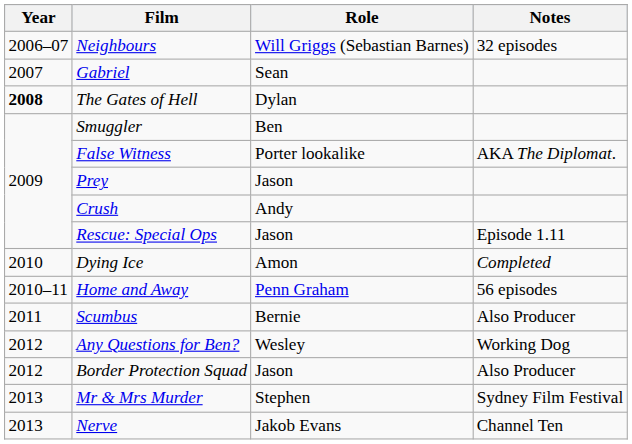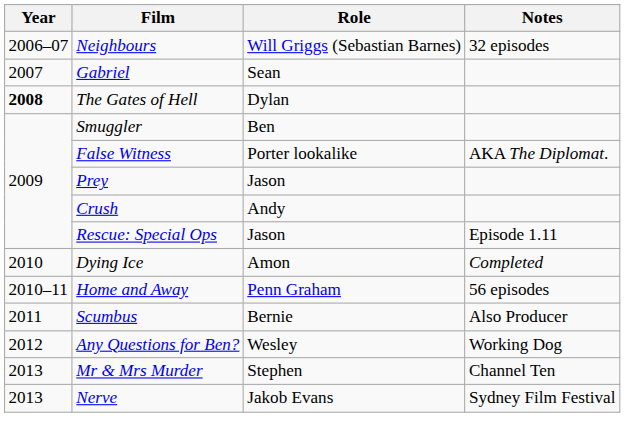- row: (162, 371)
(550, 398) Sydney Film Festival -> (512, 371) Channel Ten
(520, 425) Channel Ten -> (542, 398) Sydney Film Festival
